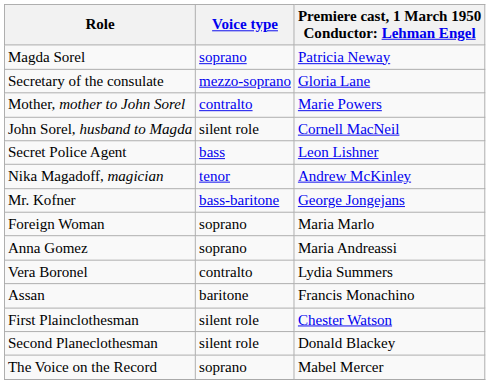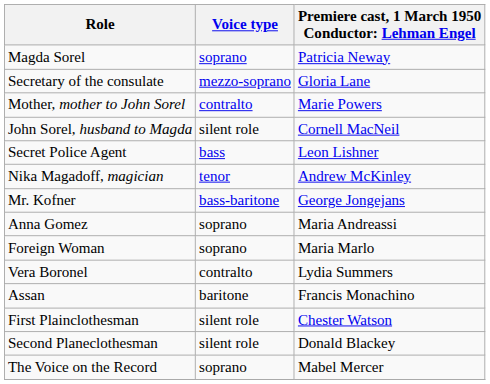rows swapped: (56, 224) <-> (48, 248)
